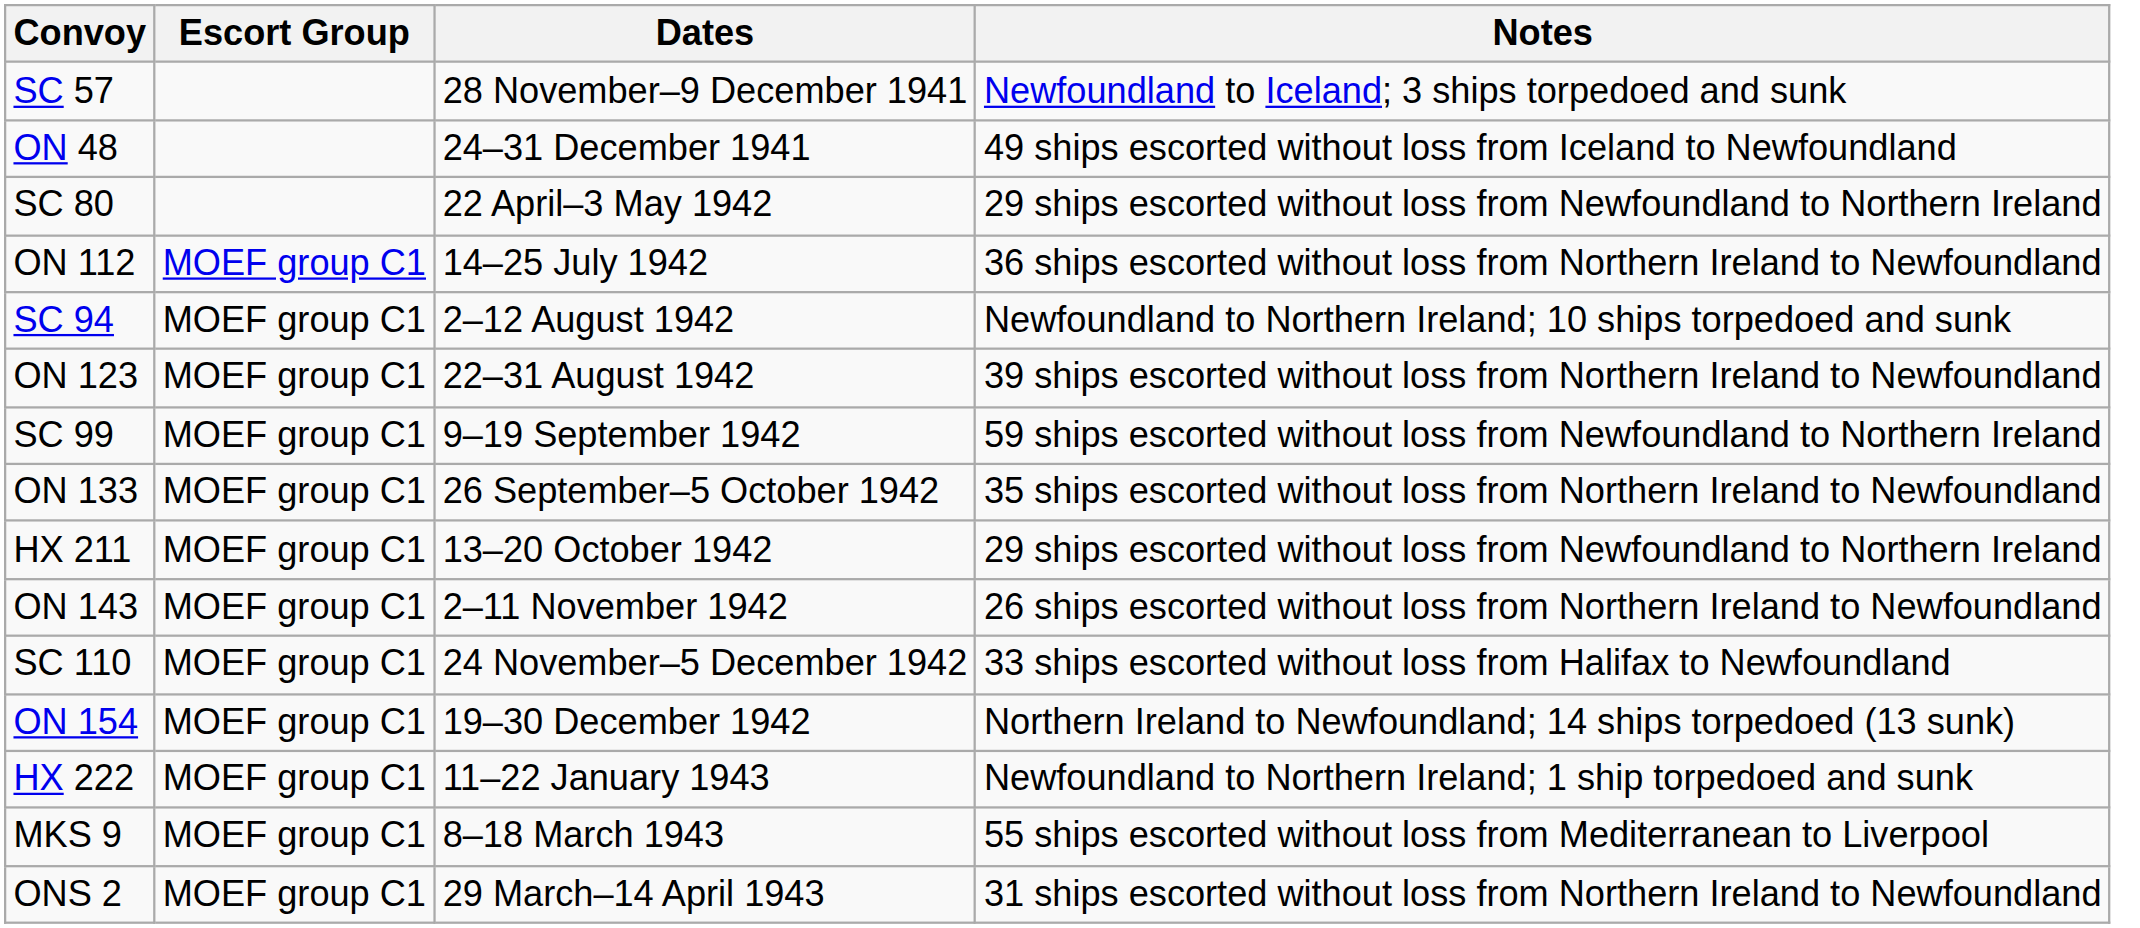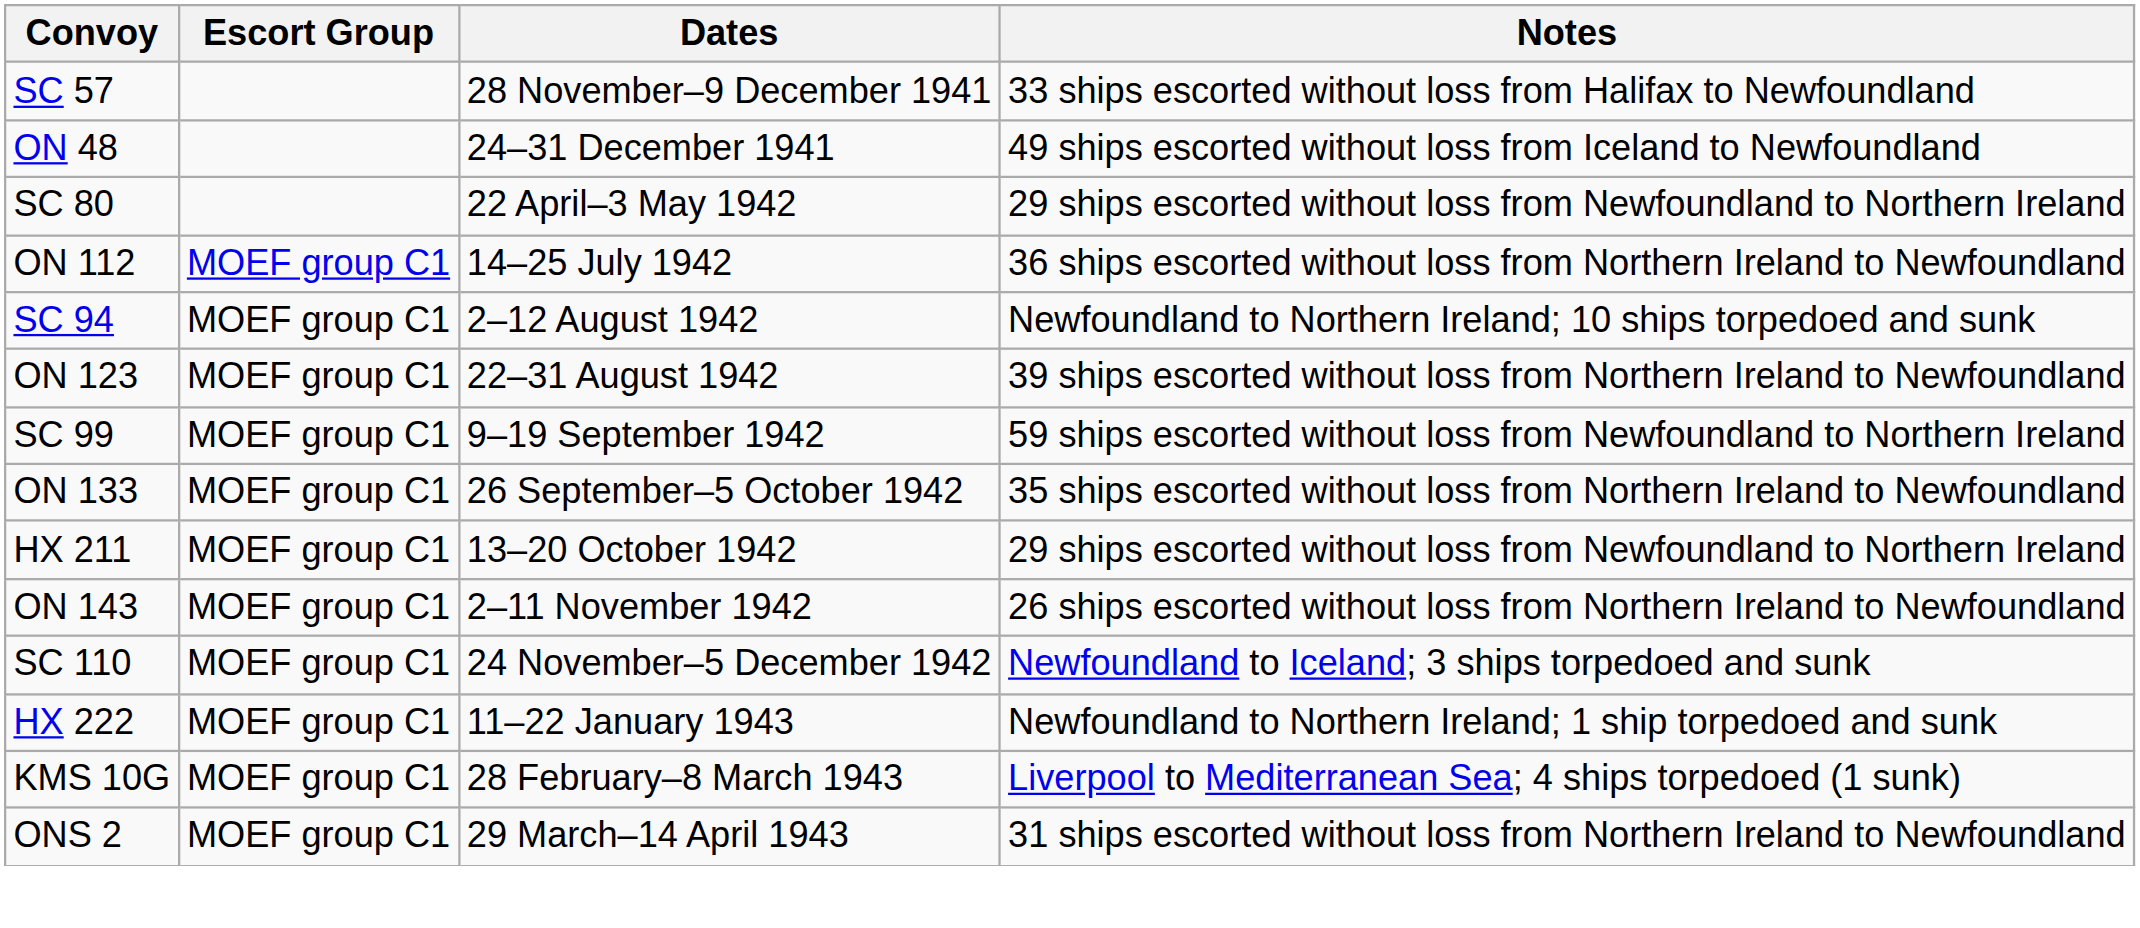(1415, 90) Newfoundland to Iceland; 3 ships torpedoed and sunk -> (1492, 90) 33 ships escorted without loss from Halifax to Newfoundland
(1467, 663) 33 ships escorted without loss from Halifax to Newfoundland -> (1439, 663) Newfoundland to Iceland; 3 ships torpedoed and sunk
- row: (76, 721)
+ row: (92, 778)
- row: (68, 836)
